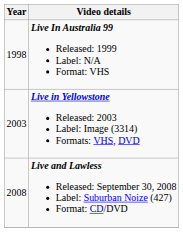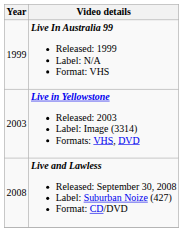(17, 54) 1998 -> (17, 54) 1999
